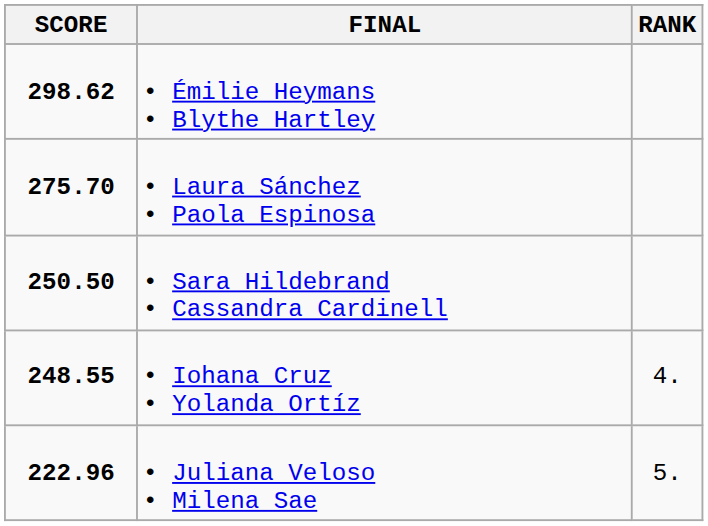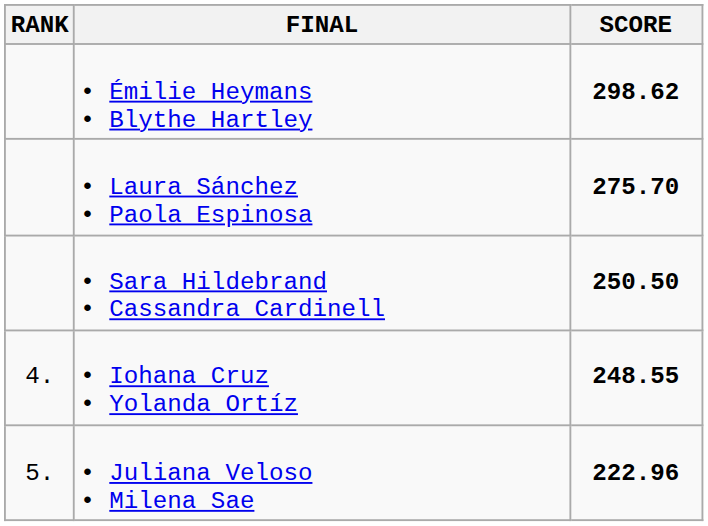columns swapped: (667, 25) <-> (71, 25)
